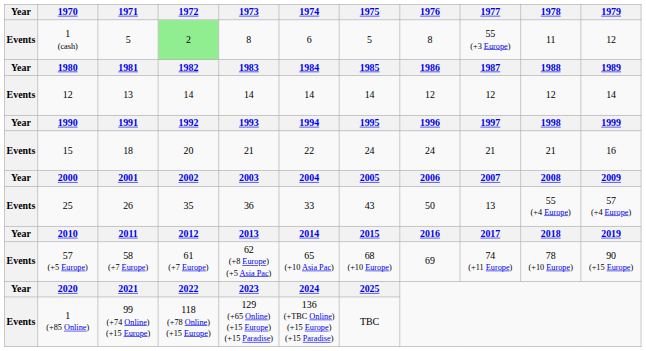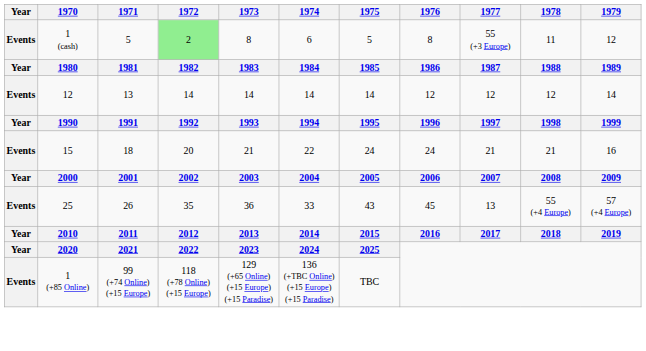(430, 206) 50 -> (430, 206) 45
- row: (68, 261)
